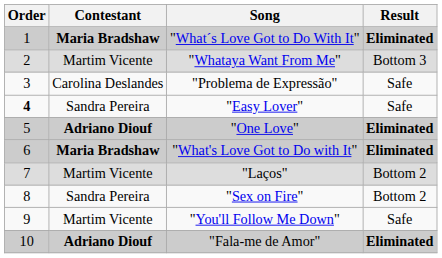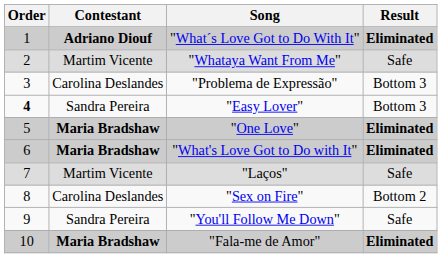(108, 38) Maria Bradshaw -> (108, 38) Adriano Diouf
(400, 60) Bottom 3 -> (400, 60) Safe
(400, 83) Safe -> (400, 83) Bottom 3
(400, 106) Safe -> (400, 106) Bottom 3
(108, 128) Adriano Diouf -> (108, 128) Maria Bradshaw
(400, 173) Bottom 2 -> (400, 173) Safe
(108, 196) Sandra Pereira -> (108, 196) Carolina Deslandes
(108, 219) Martim Vicente -> (108, 219) Sandra Pereira
(108, 241) Adriano Diouf -> (108, 241) Maria Bradshaw
